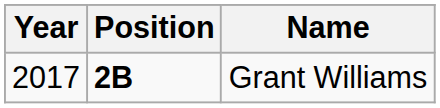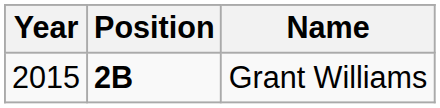(46, 77) 2017 -> (46, 77) 2015
